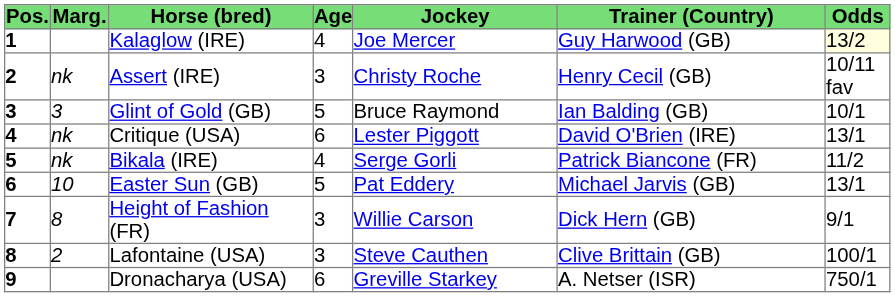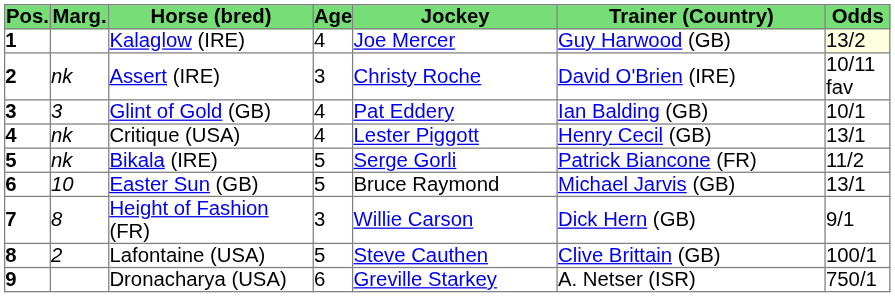(635, 76) Henry Cecil (GB) -> (647, 76) David O'Brien (IRE)
(320, 111) 5 -> (320, 111) 4
(426, 111) Bruce Raymond -> (404, 111) Pat Eddery
(320, 135) 6 -> (320, 135) 4
(647, 135) David O'Brien (IRE) -> (635, 135) Henry Cecil (GB)
(320, 160) 4 -> (320, 160) 5
(404, 184) Pat Eddery -> (426, 184) Bruce Raymond
(320, 255) 3 -> (320, 255) 5
